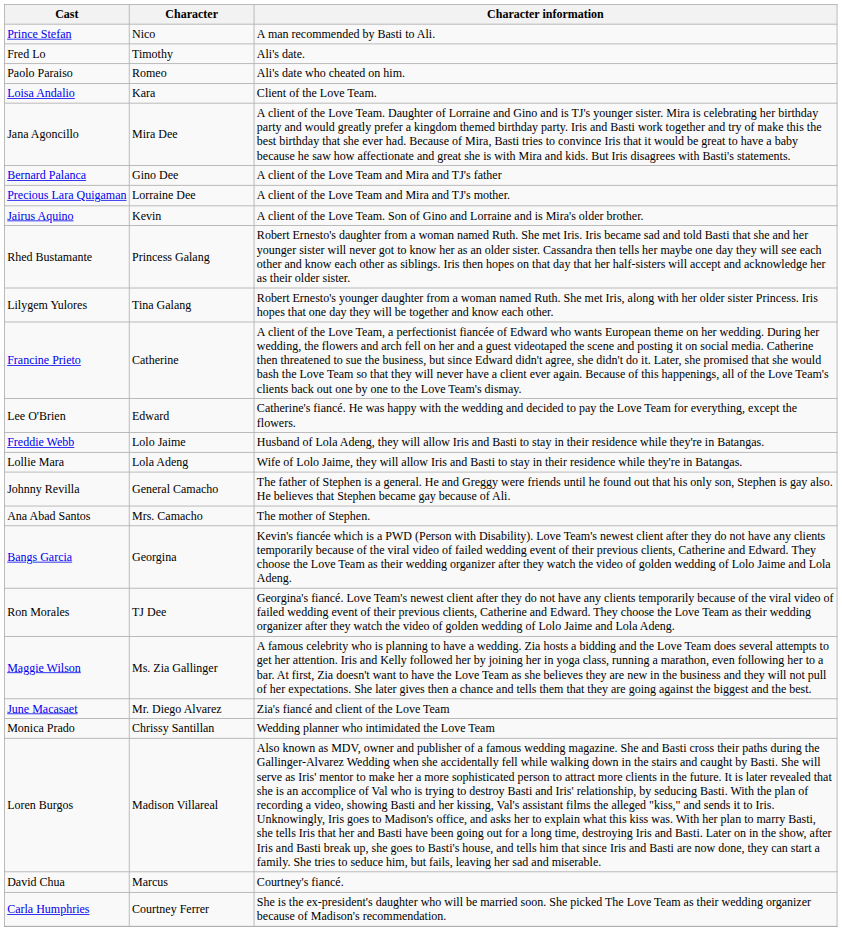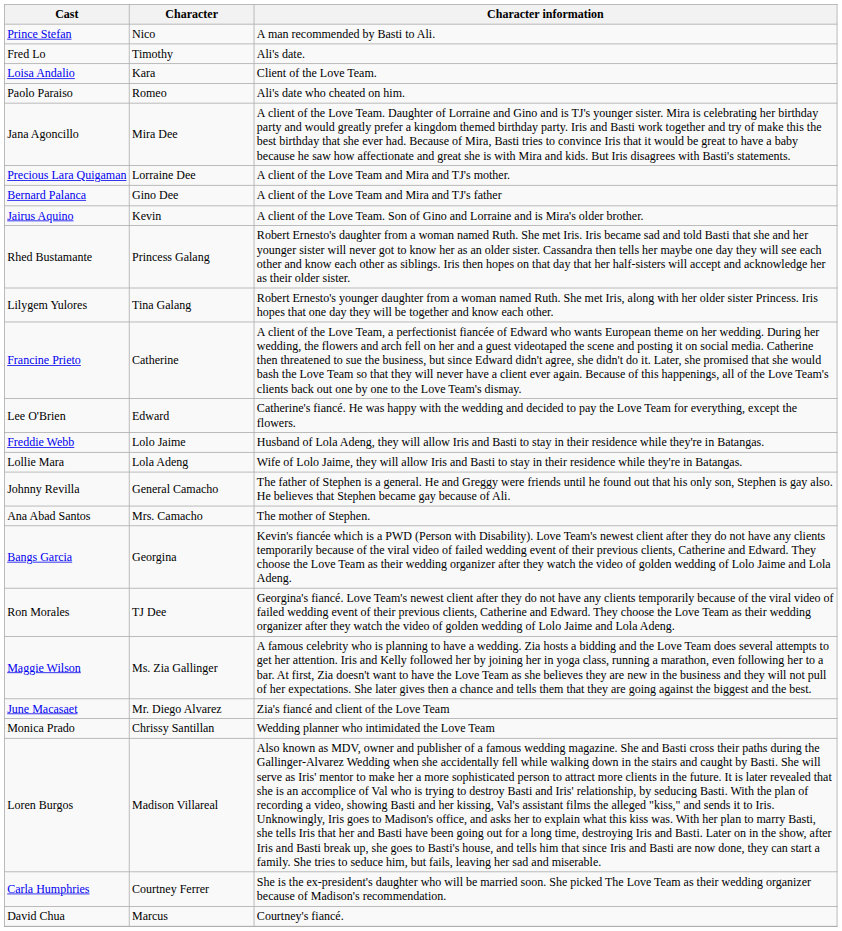rows swapped: (41, 93) <-> (40, 73)
rows swapped: (67, 195) <-> (47, 176)
rows swapped: (48, 909) <-> (36, 882)
